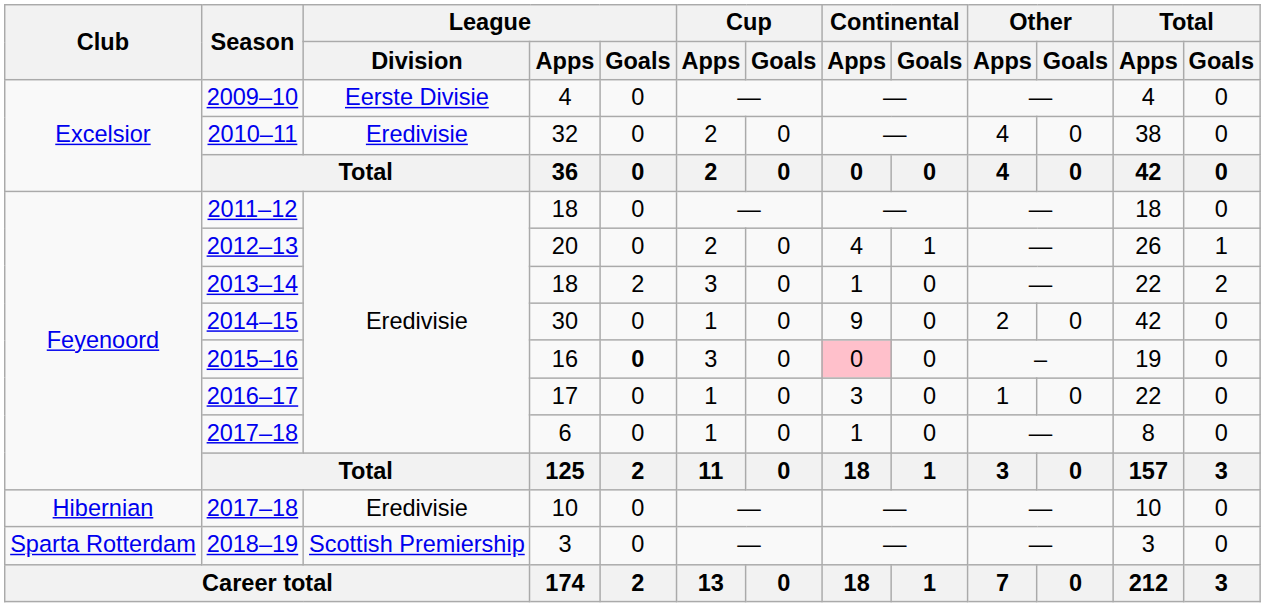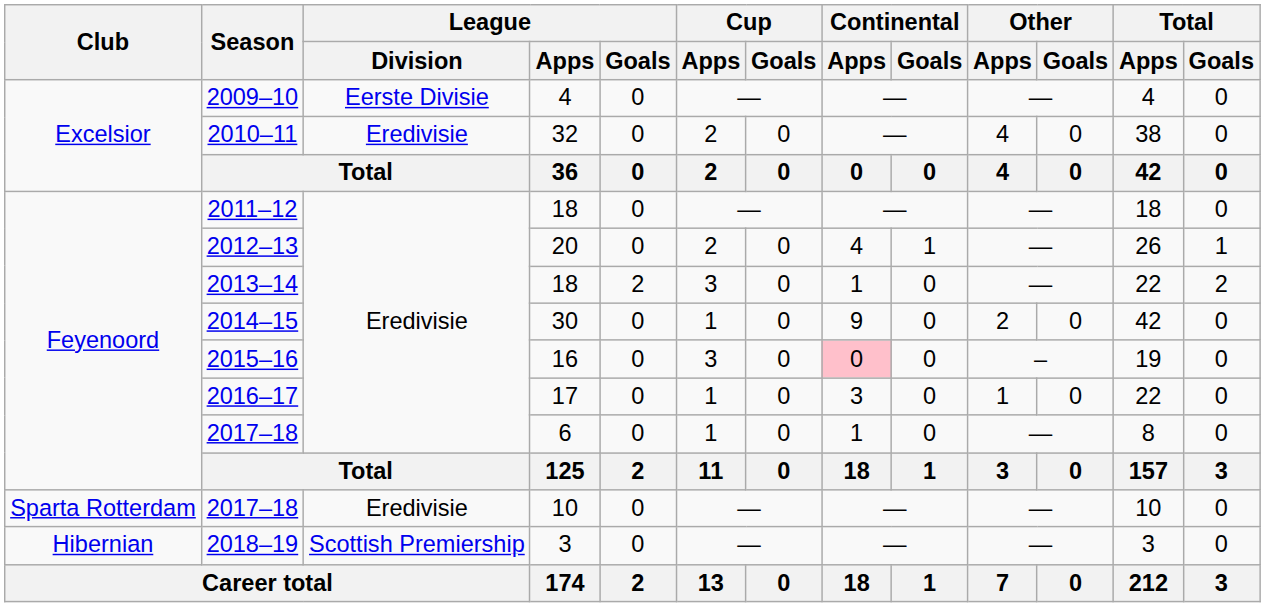(638, 358) bold -> (638, 358) normal
(103, 508) Hibernian -> (103, 508) Sparta Rotterdam
(103, 545) Sparta Rotterdam -> (103, 545) Hibernian
